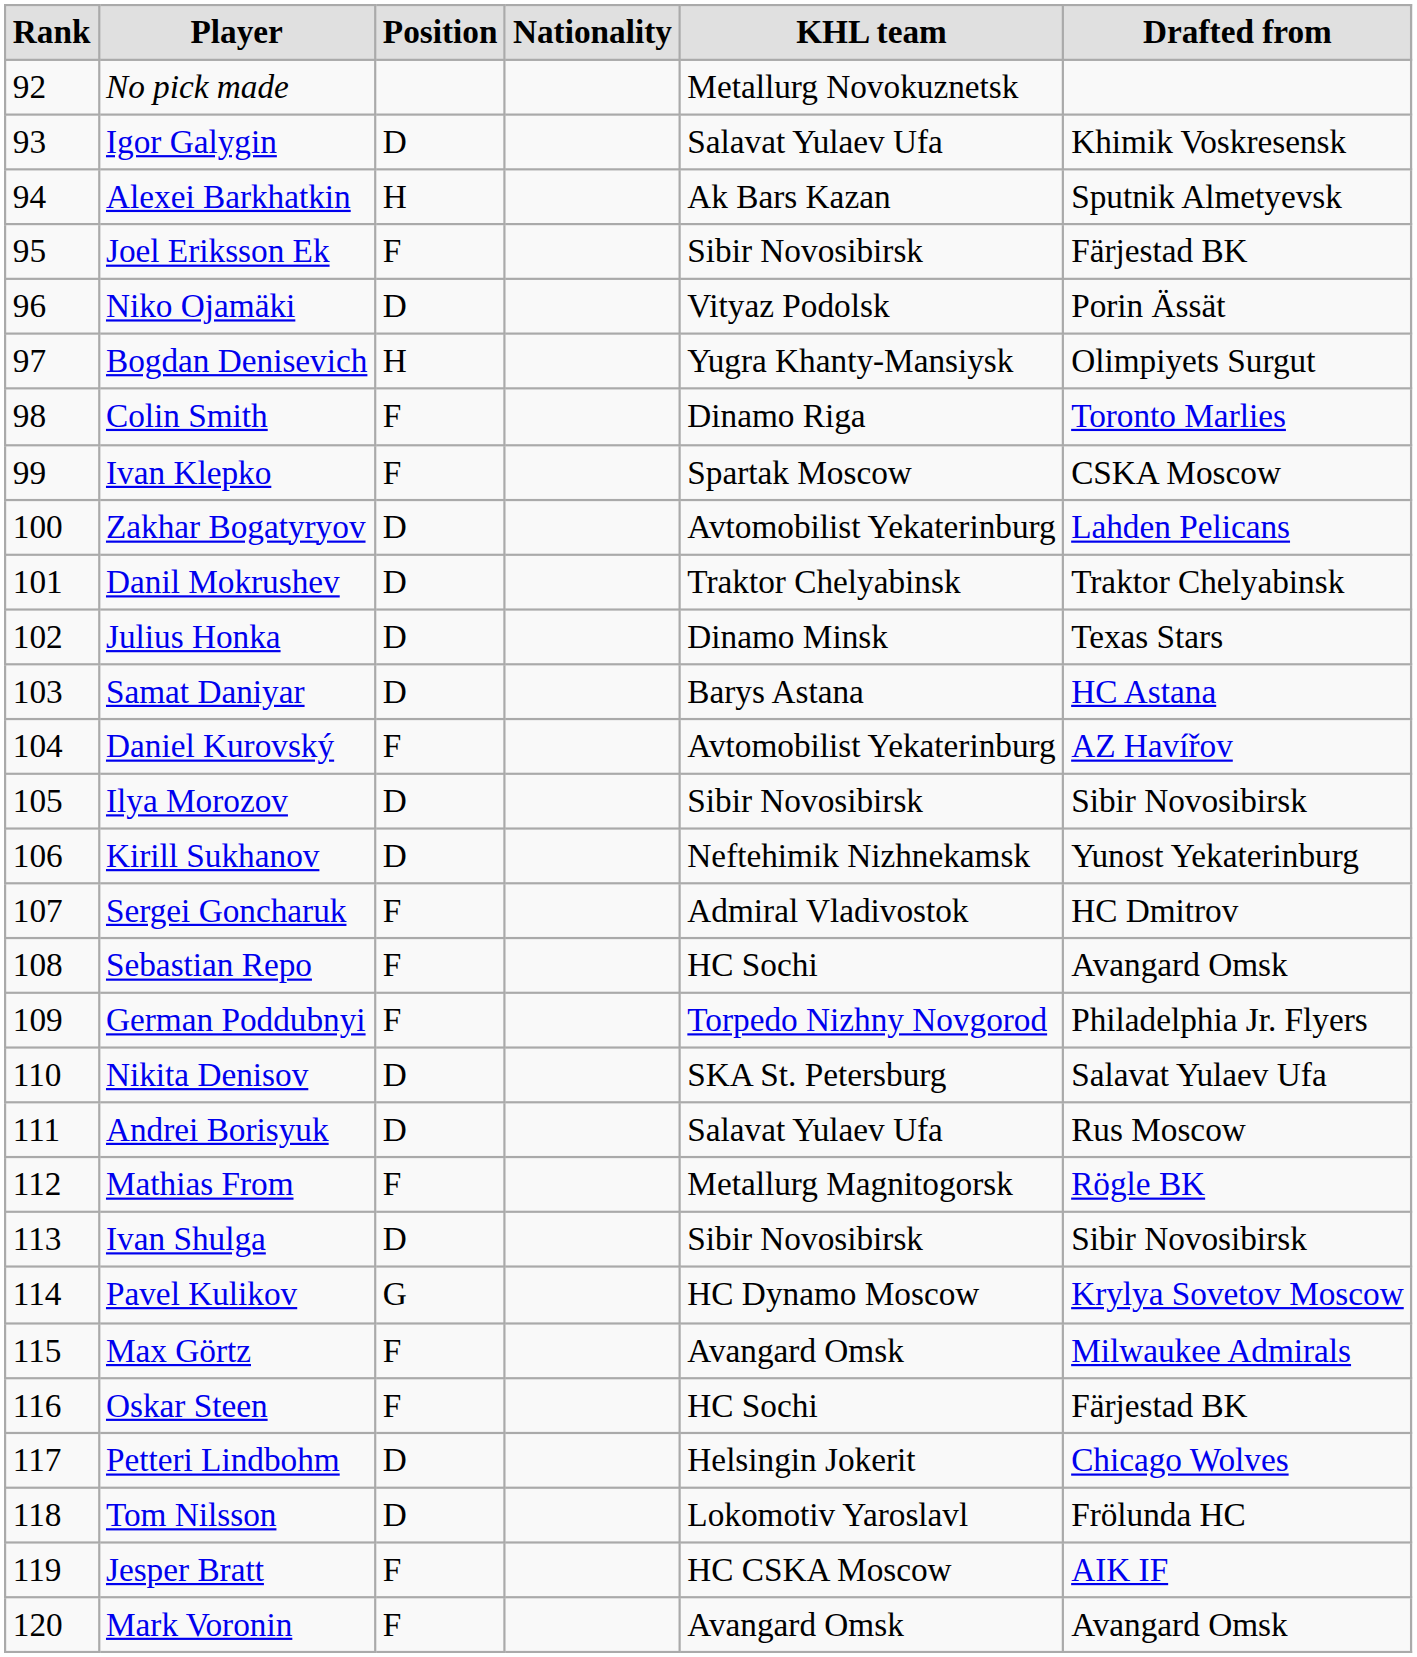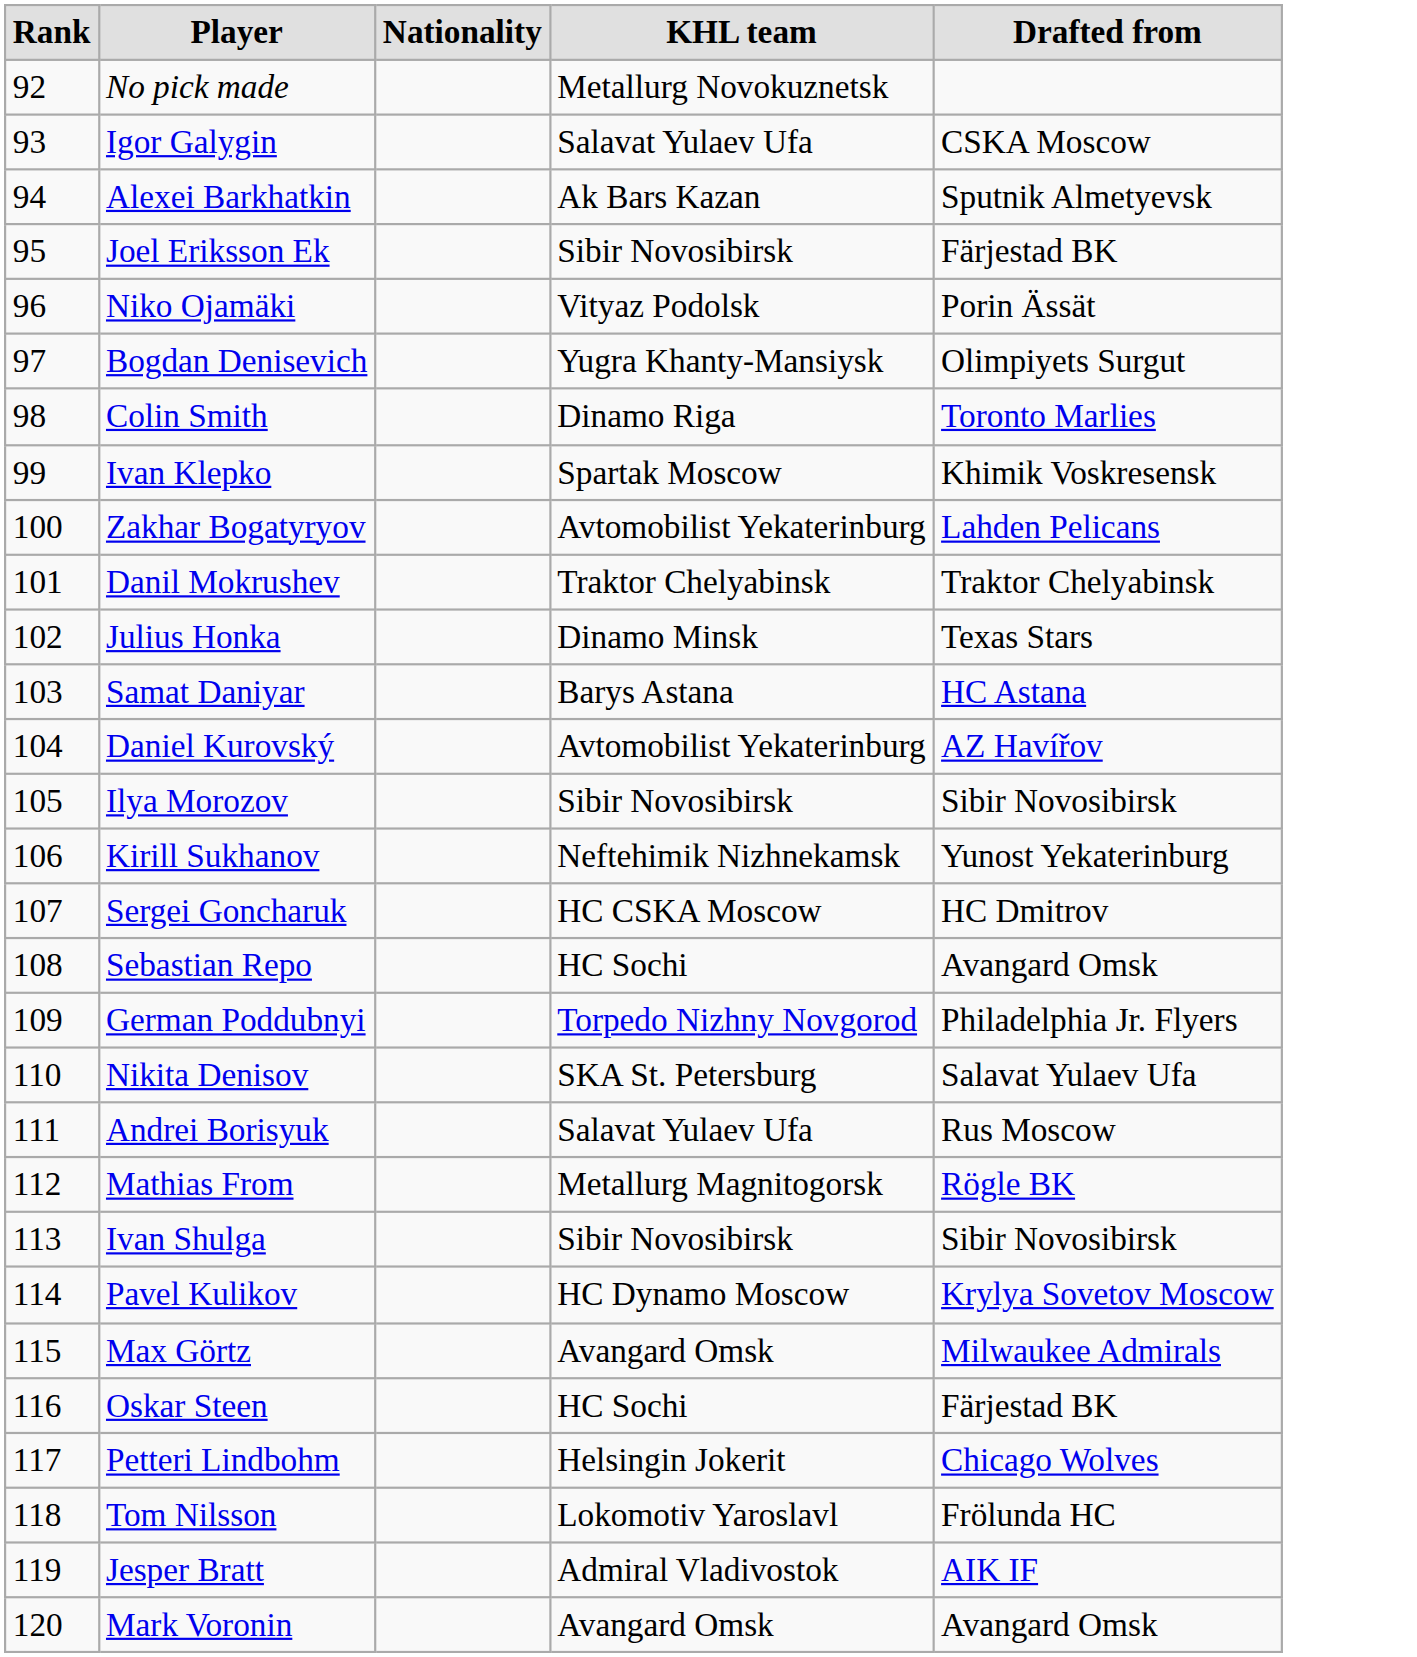- column: (440, 32)
(1209, 141) Khimik Voskresensk -> (1046, 141) CSKA Moscow
(1176, 471) CSKA Moscow -> (1079, 471) Khimik Voskresensk
(828, 910) Admiral Vladivostok -> (689, 910) HC CSKA Moscow
(820, 1568) HC CSKA Moscow -> (698, 1568) Admiral Vladivostok
